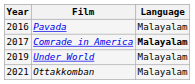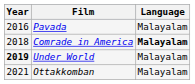(18, 42) 2017 -> (18, 42) 2018
(18, 57) normal -> (18, 57) bold
